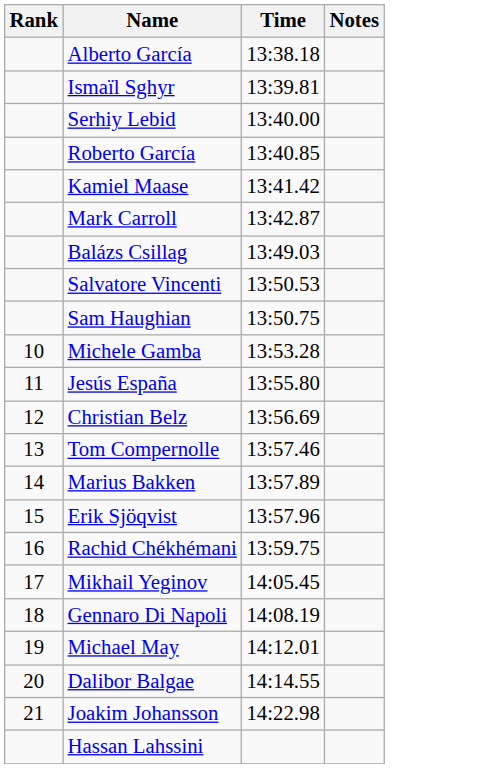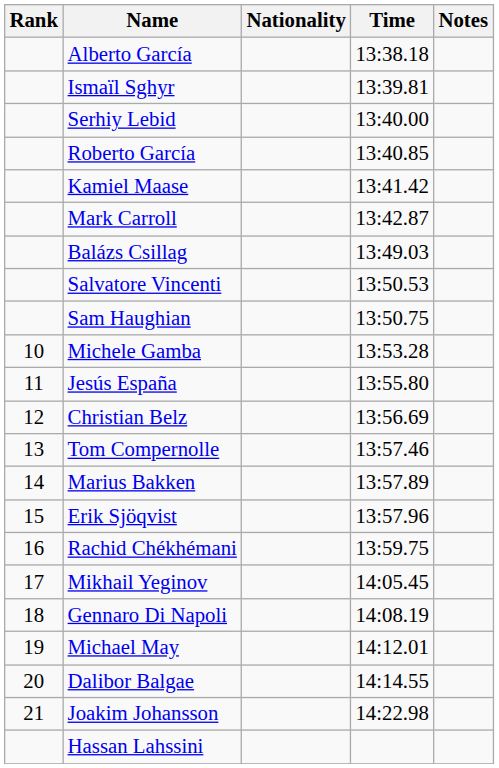+ column: (296, 20)
